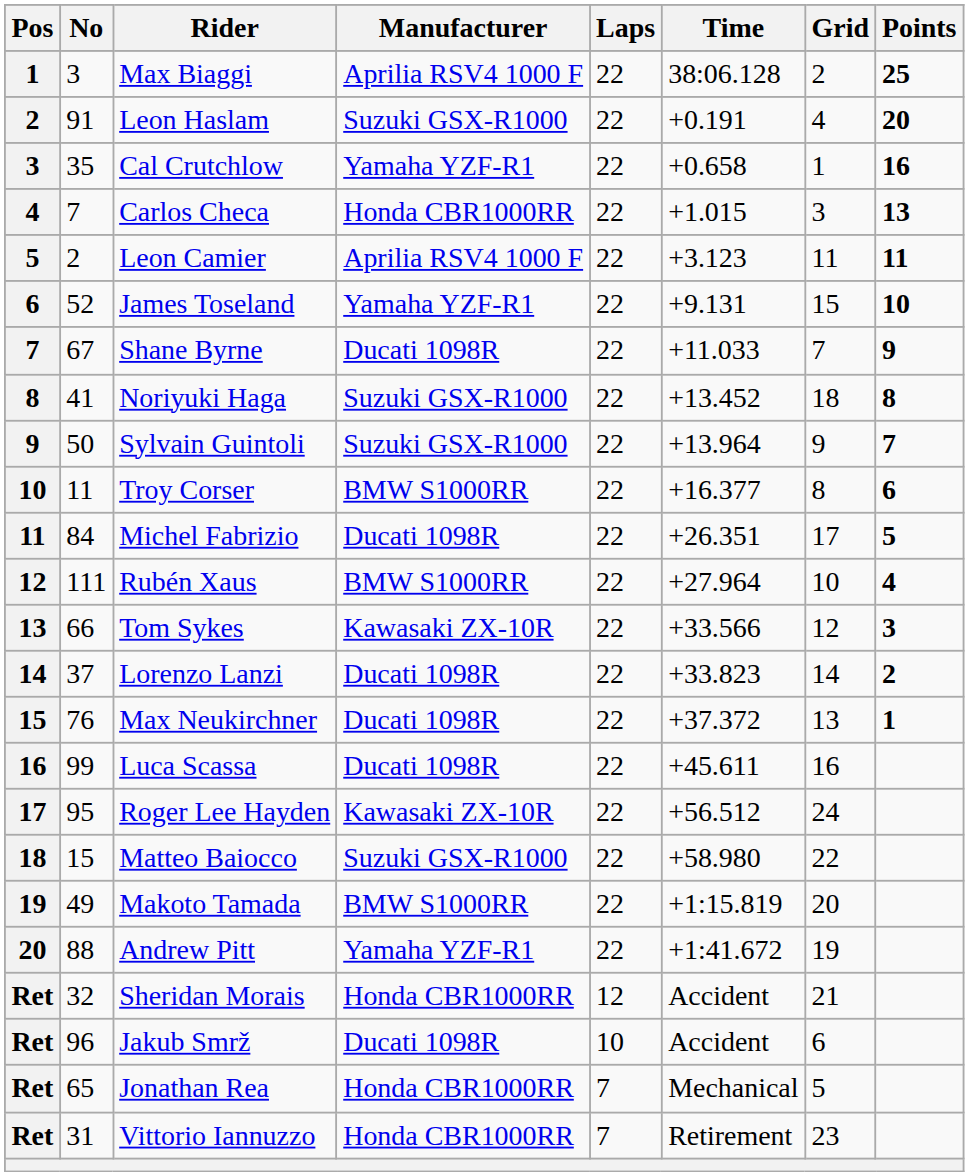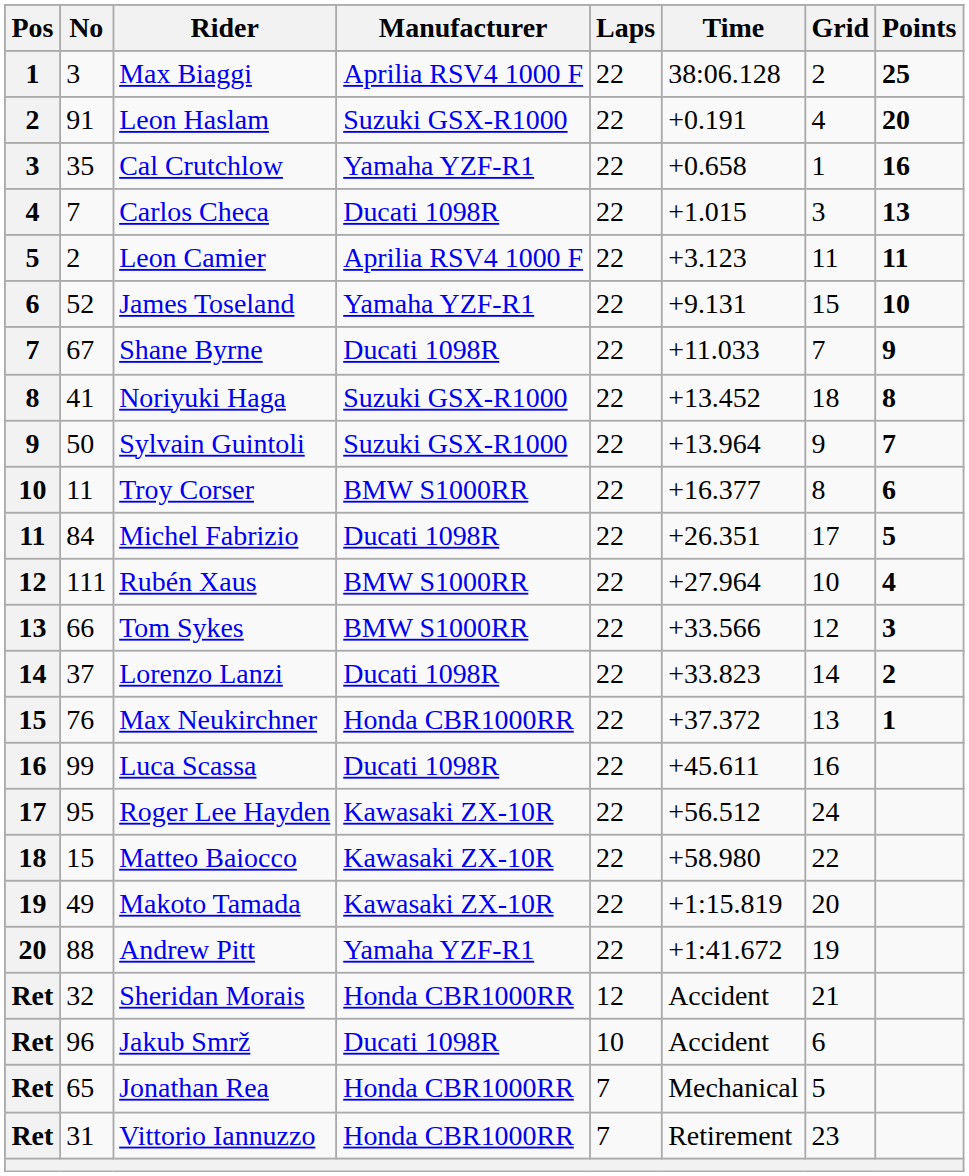(459, 212) Honda CBR1000RR -> (421, 212) Ducati 1098R
(448, 627) Kawasaki ZX-10R -> (436, 627) BMW S1000RR
(421, 719) Ducati 1098R -> (459, 719) Honda CBR1000RR
(455, 857) Suzuki GSX-R1000 -> (448, 857) Kawasaki ZX-10R
(436, 903) BMW S1000RR -> (448, 903) Kawasaki ZX-10R
